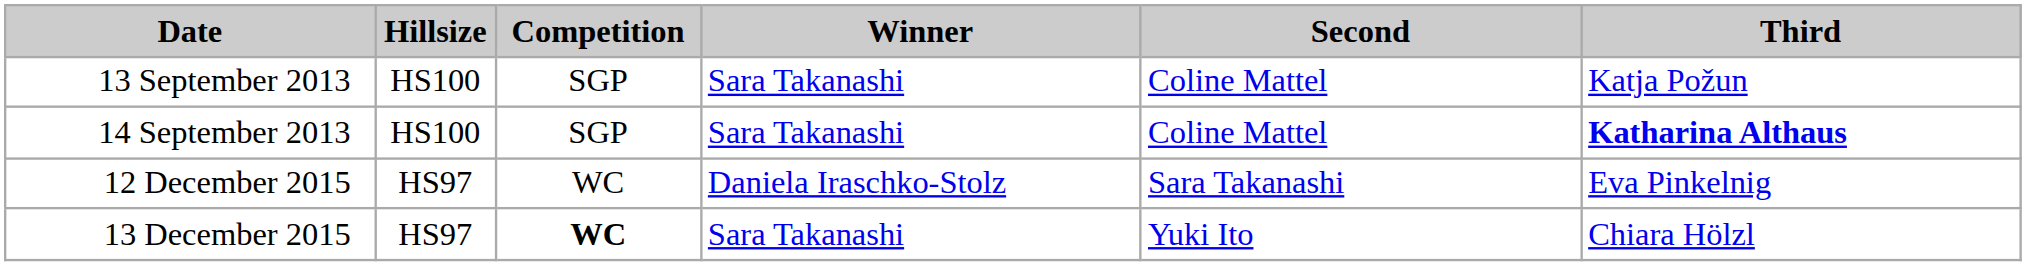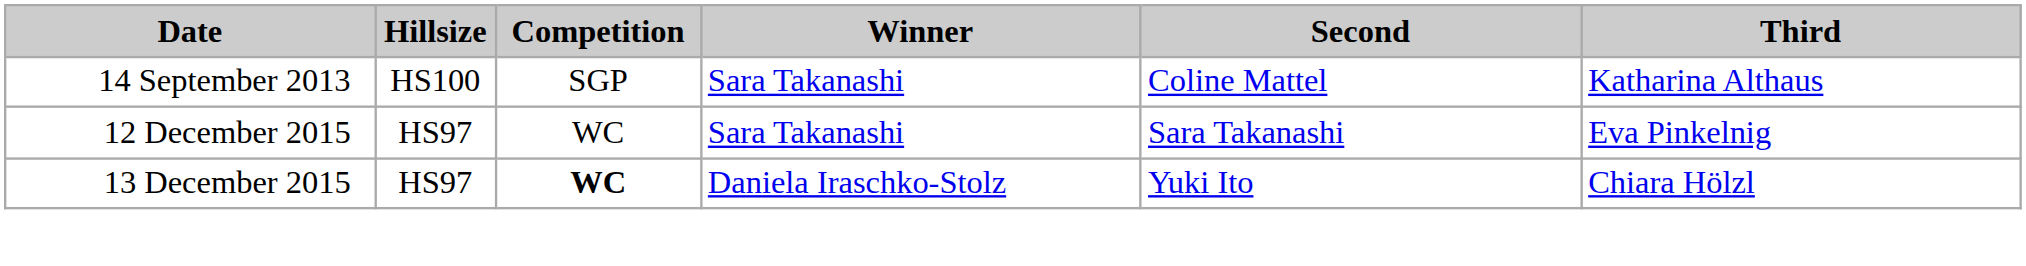- row: (233, 81)
(1718, 132) bold -> (1706, 81) normal
(857, 183) Daniela Iraschko-Stolz -> (806, 132) Sara Takanashi
(806, 233) Sara Takanashi -> (857, 183) Daniela Iraschko-Stolz
